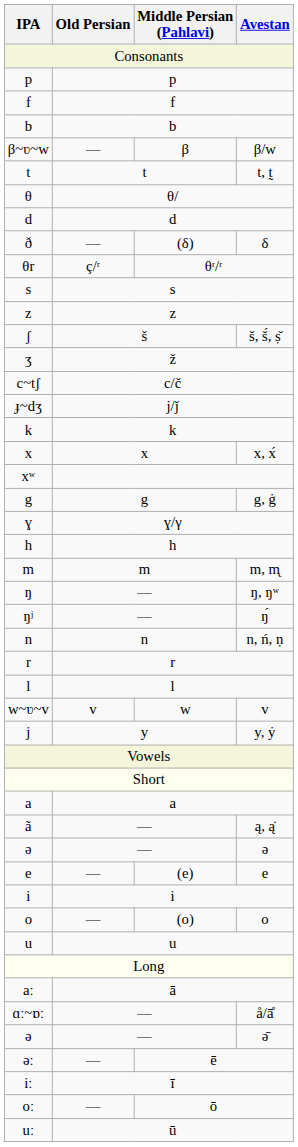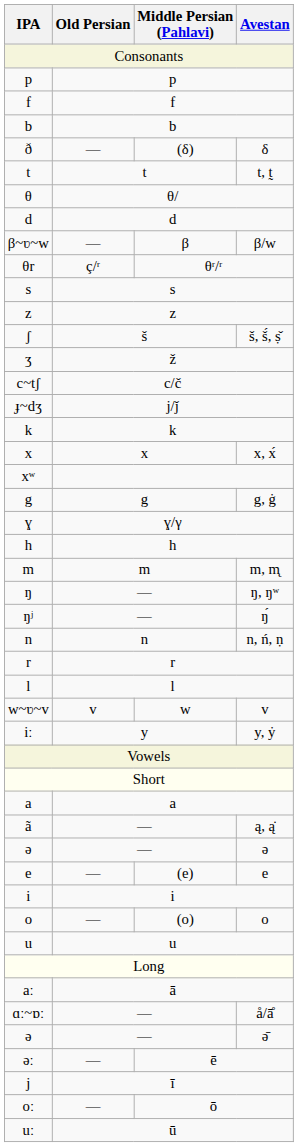rows swapped: (265, 149) <-> (265, 242)
(28, 733) j -> (28, 733) iː
(28, 1083) iː -> (28, 1083) j
